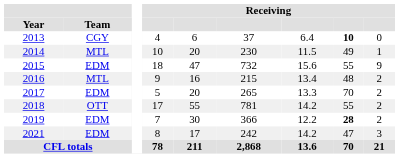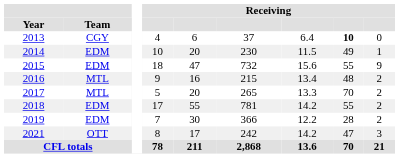(97, 51) MTL -> (97, 51) EDM
(97, 92) EDM -> (97, 92) MTL
(97, 106) OTT -> (97, 106) EDM
(348, 119) bold -> (348, 119) normal
(97, 133) EDM -> (97, 133) OTT
